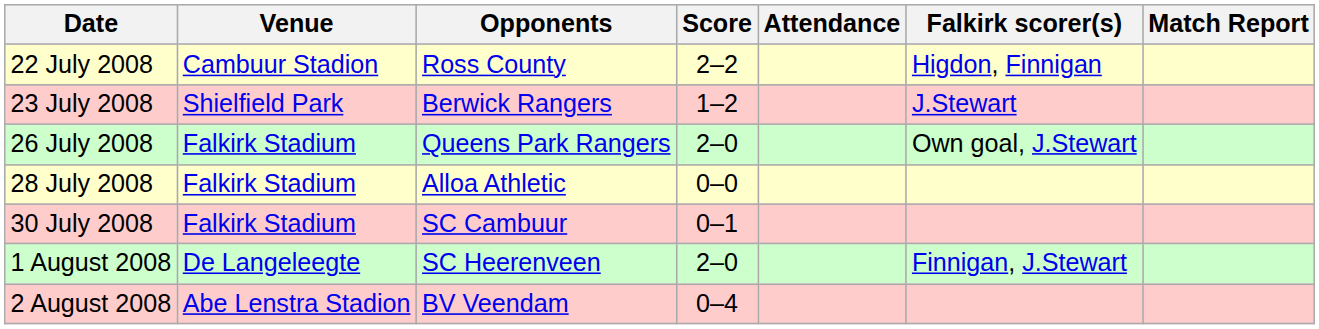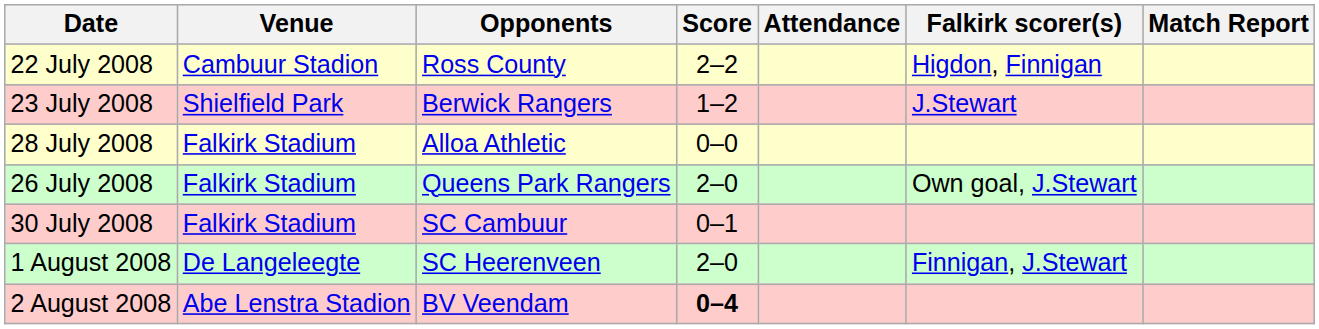rows swapped: (82, 143) <-> (82, 183)
(717, 303) normal -> (717, 303) bold
